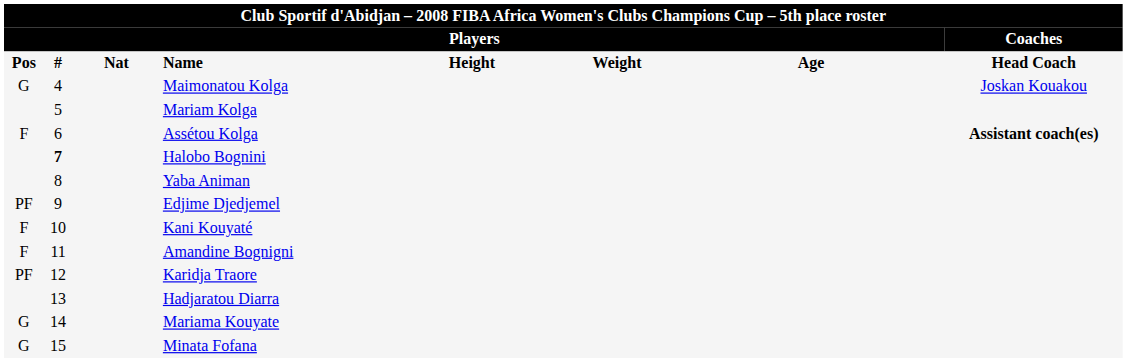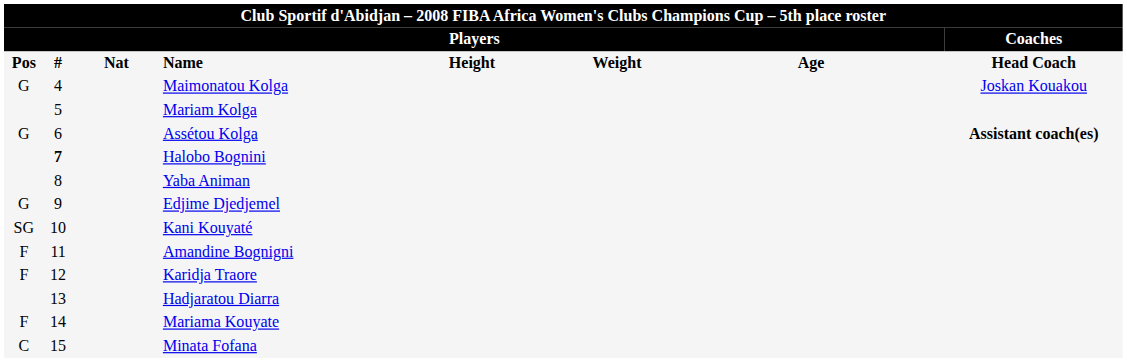(24, 133) F -> (24, 133) G
(24, 204) PF -> (24, 204) G
(24, 228) F -> (24, 228) SG
(24, 275) PF -> (24, 275) F
(24, 322) G -> (24, 322) F
(24, 346) G -> (24, 346) C
